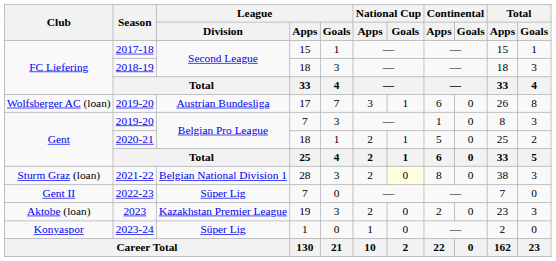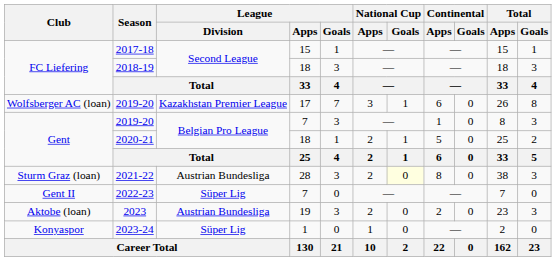(223, 103) Austrian Bundesliga -> (223, 103) Kazakhstan Premier League
(223, 175) Belgian National Division 1 -> (223, 175) Austrian Bundesliga
(223, 211) Kazakhstan Premier League -> (223, 211) Austrian Bundesliga
